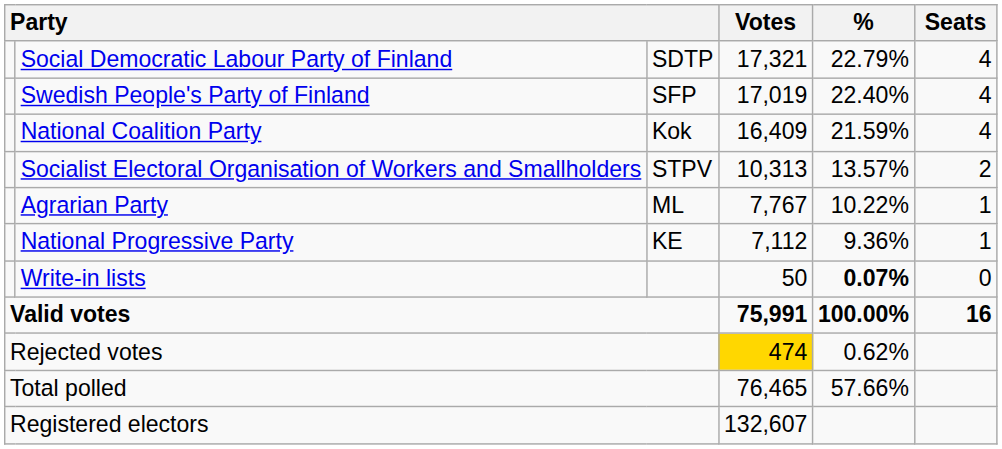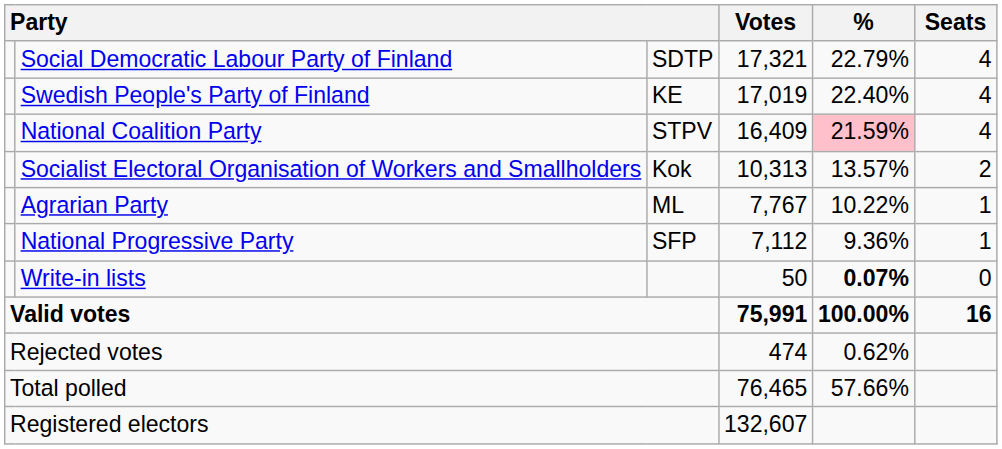(674, 95) SFP -> (667, 95) KE
(672, 132) Kok -> (682, 132) STPV
(870, 132) no background -> (870, 132) pink background
(682, 168) STPV -> (672, 168) Kok
(667, 242) KE -> (674, 242) SFP
(788, 351) gold background -> (788, 351) no background
